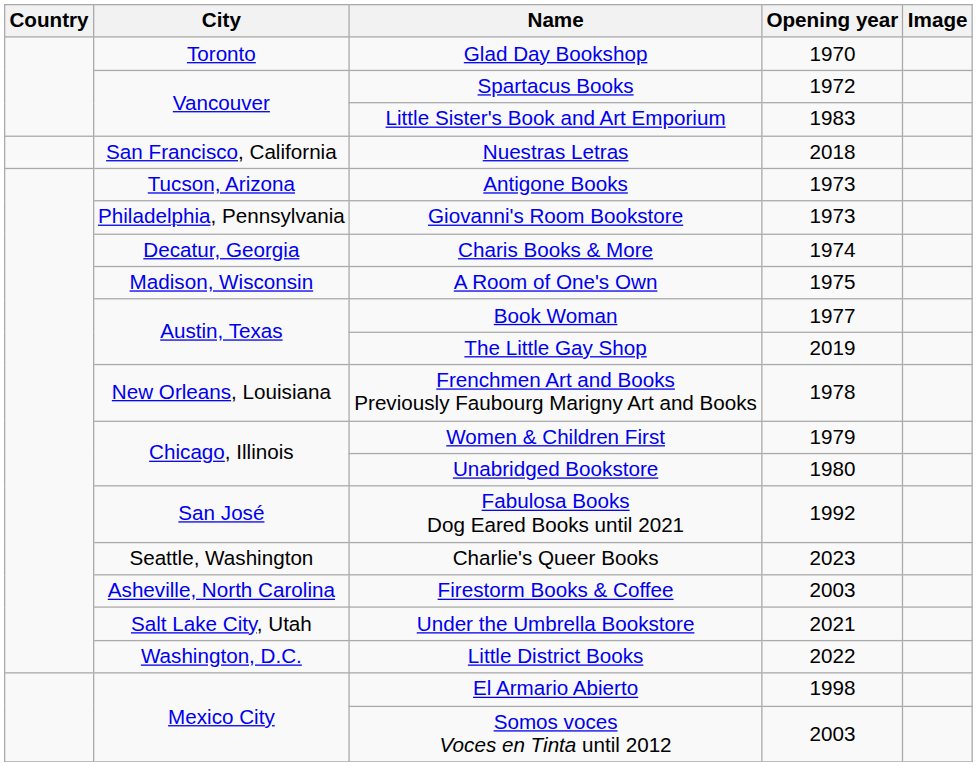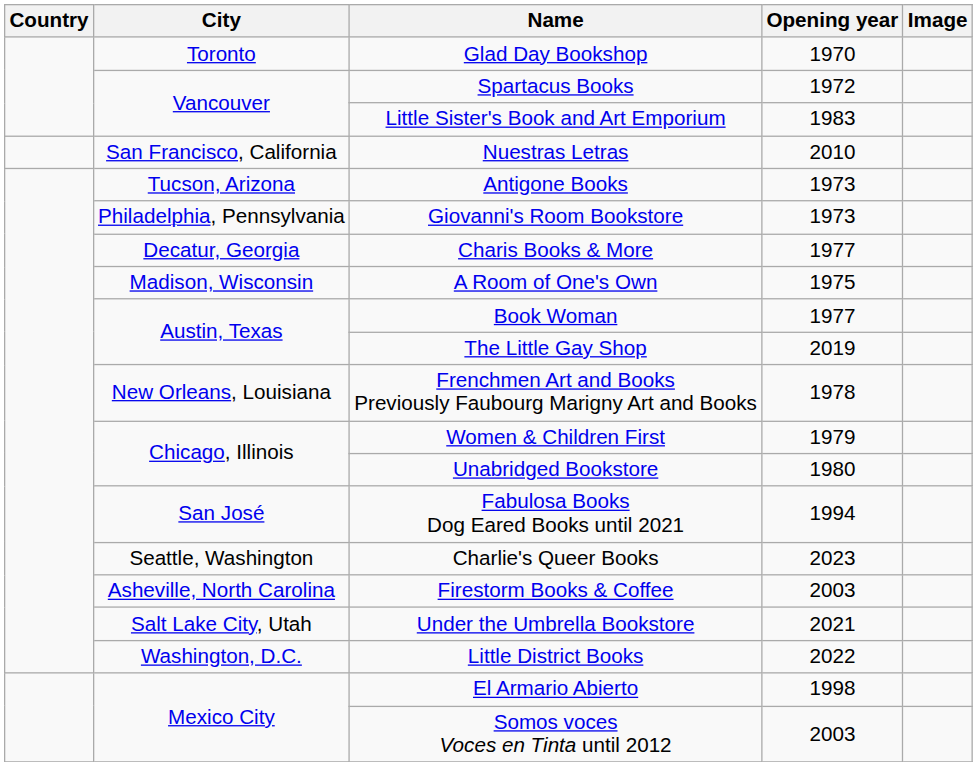(832, 151) 2018 -> (832, 151) 2010
(832, 250) 1974 -> (832, 250) 1977
(832, 513) 1992 -> (832, 513) 1994
